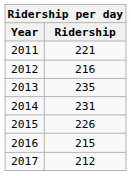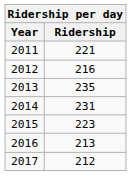(85, 124) 226 -> (85, 124) 223
(85, 143) 215 -> (85, 143) 213
